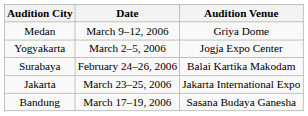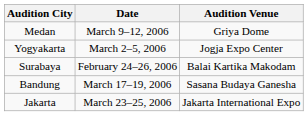rows swapped: (40, 102) <-> (40, 84)
